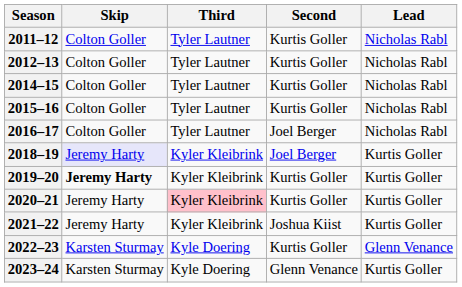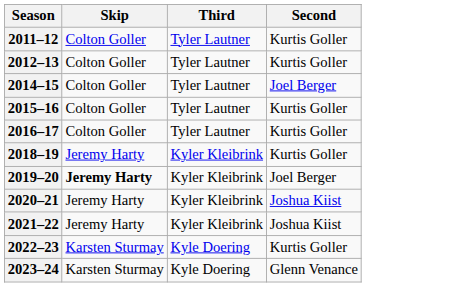- column: (409, 16)
(308, 85) Kurtis Goller -> (303, 85) Joel Berger
(303, 131) Joel Berger -> (308, 131) Kurtis Goller
(105, 154) lavender background -> (105, 154) no background
(303, 154) Joel Berger -> (308, 154) Kurtis Goller
(308, 177) Kurtis Goller -> (303, 177) Joel Berger
(217, 200) pink background -> (217, 200) no background
(308, 200) Kurtis Goller -> (306, 200) Joshua Kiist
